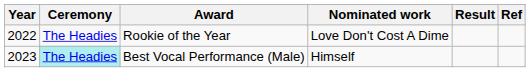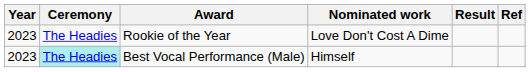(22, 35) 2022 -> (22, 35) 2023
